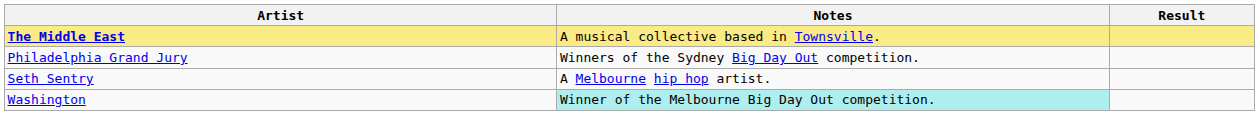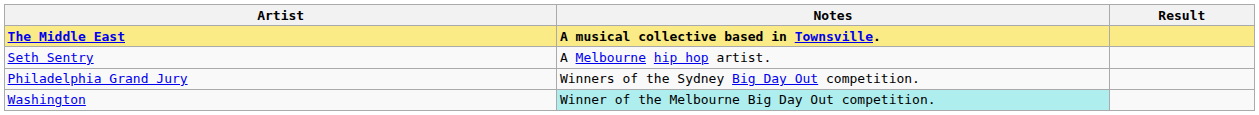(720, 36) normal -> (720, 36) bold
rows swapped: (98, 57) <-> (51, 79)
